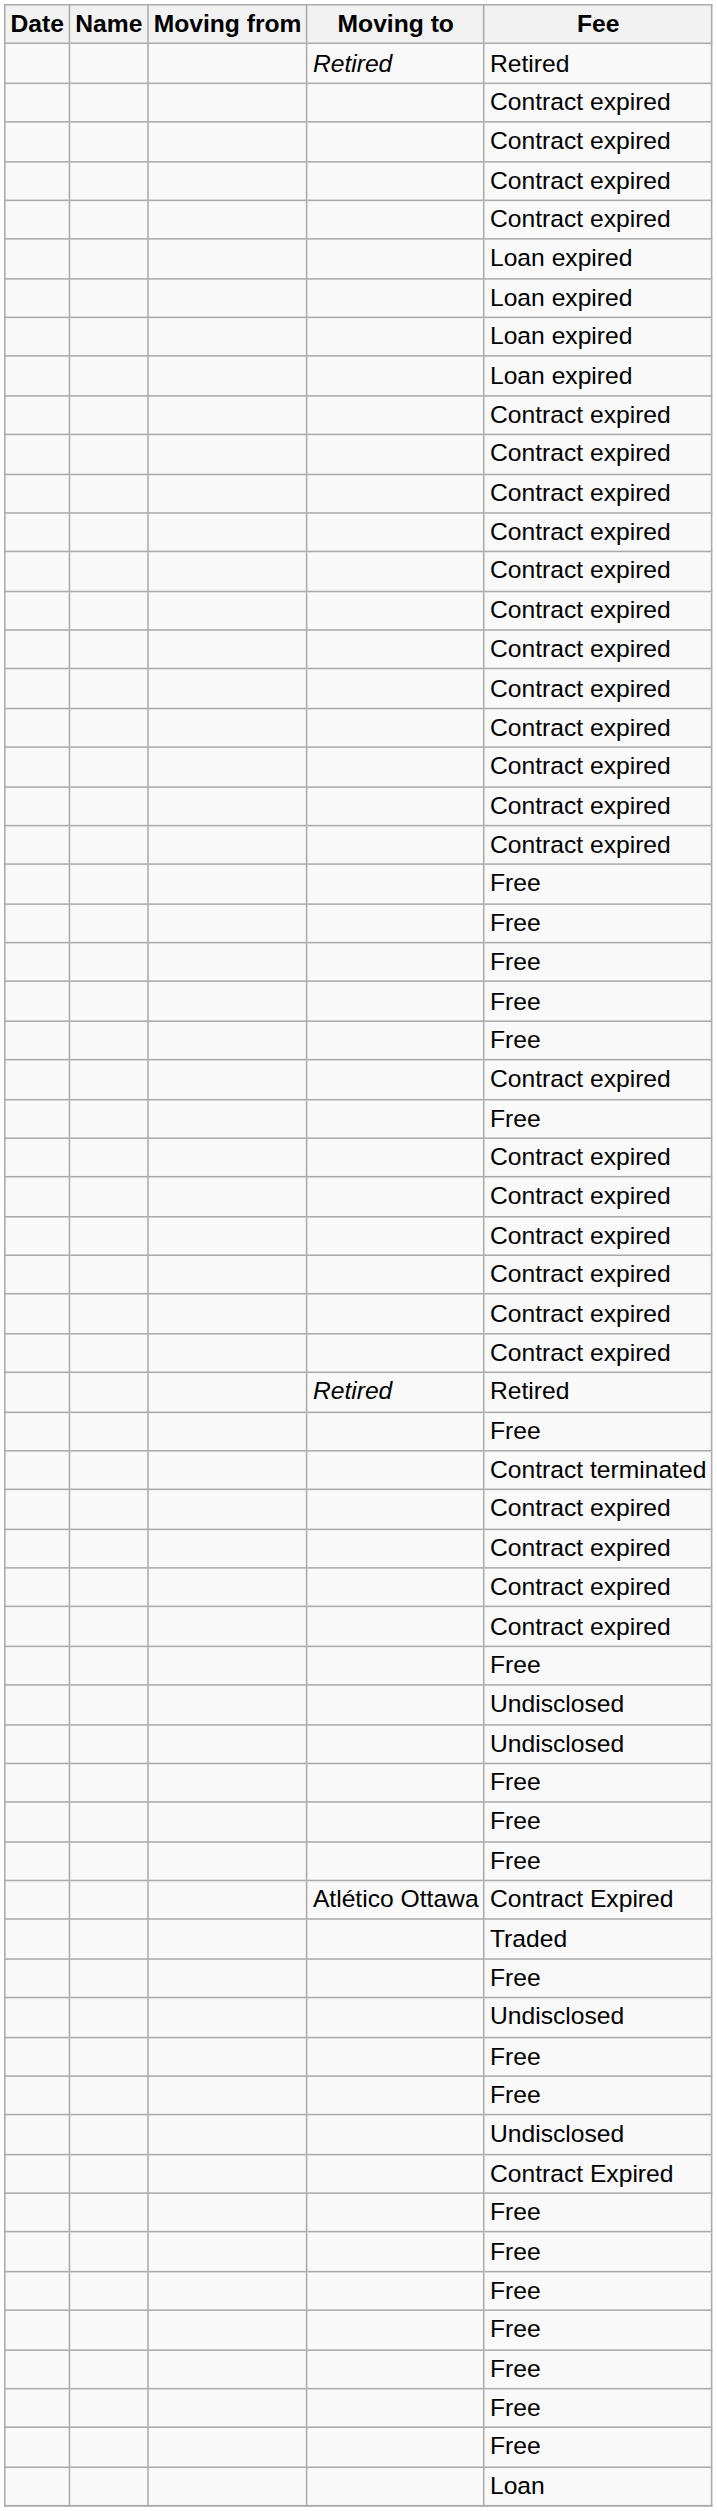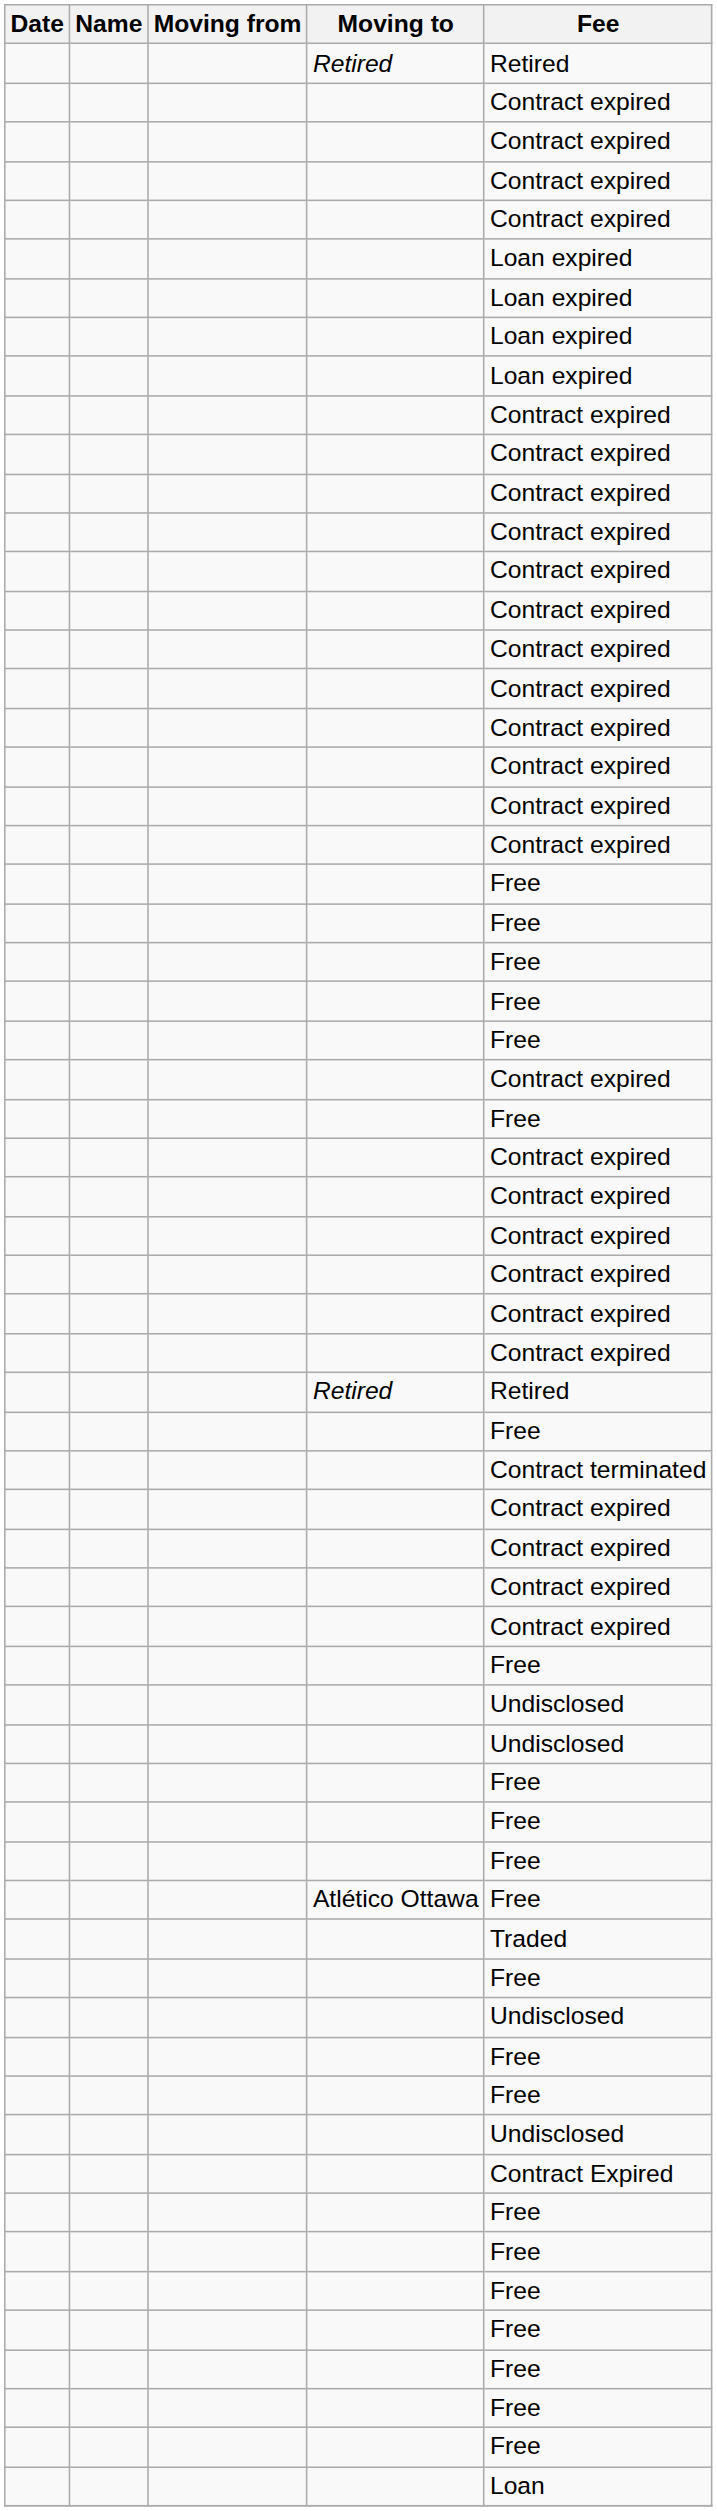(582, 1899) Contract Expired -> (515, 1899) Free
